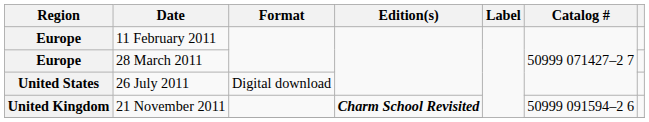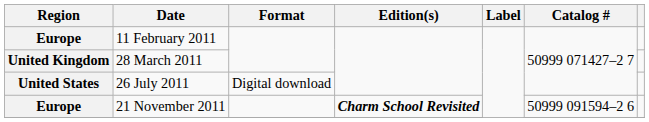(59, 60) Europe -> (59, 60) United Kingdom
(59, 106) United Kingdom -> (59, 106) Europe
